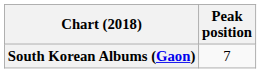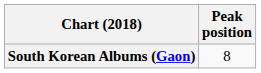(227, 56) 7 -> (227, 56) 8
